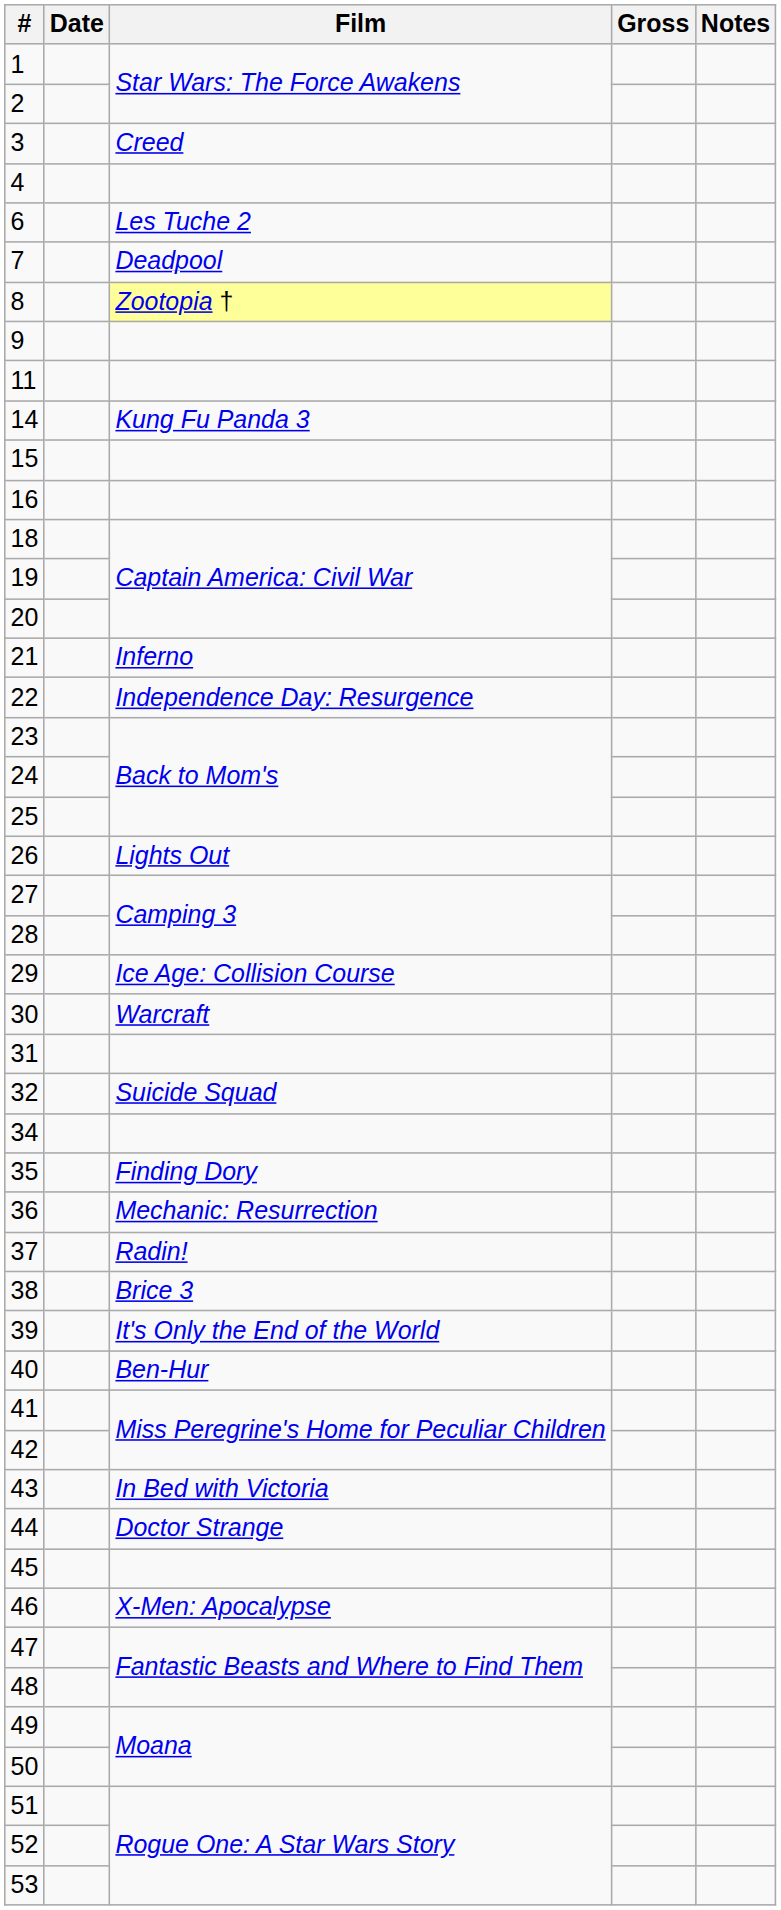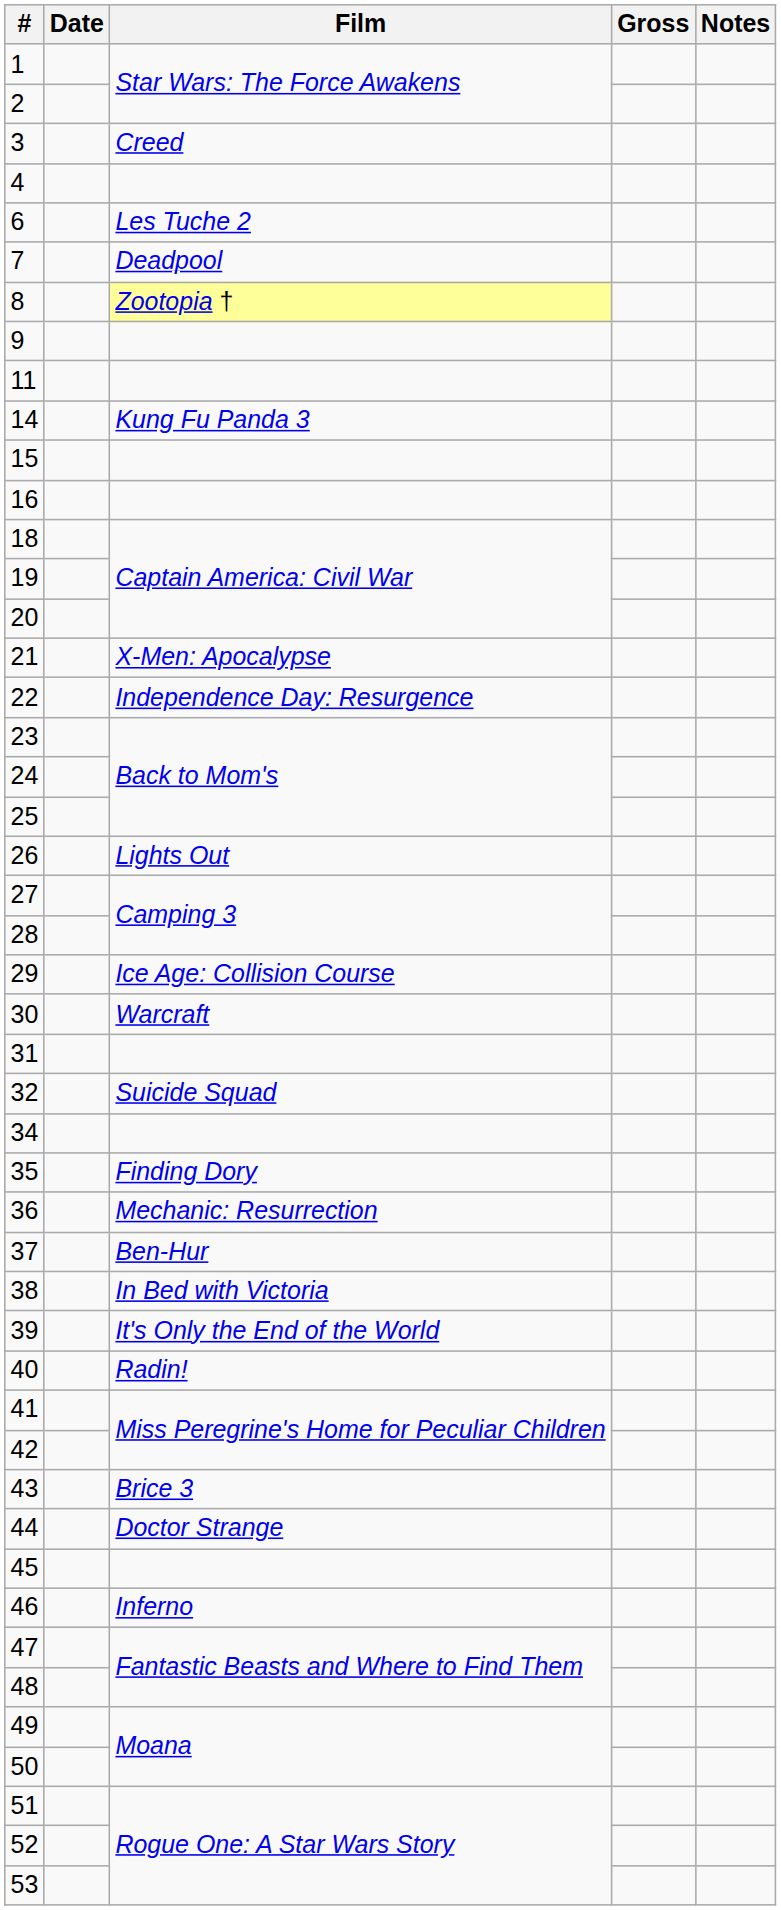(154, 657) Inferno -> (223, 657) X-Men: Apocalypse
(151, 1251) Radin! -> (162, 1251) Ben-Hur
(154, 1291) Brice 3 -> (222, 1291) In Bed with Victoria
(162, 1370) Ben-Hur -> (151, 1370) Radin!
(222, 1488) In Bed with Victoria -> (154, 1488) Brice 3
(223, 1607) X-Men: Apocalypse -> (154, 1607) Inferno
